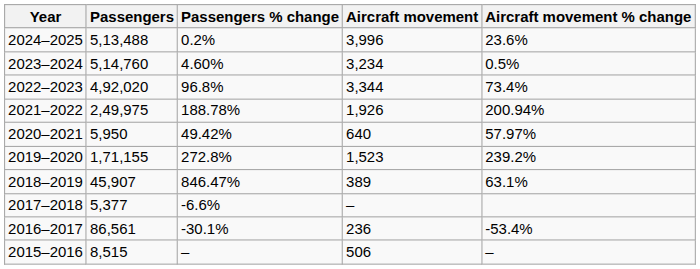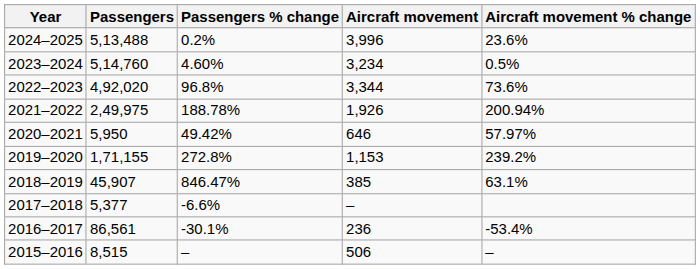(506, 87) 73.4% -> (506, 87) 73.6%
(359, 134) 640 -> (359, 134) 646
(365, 157) 1,523 -> (365, 157) 1,153
(359, 181) 389 -> (359, 181) 385
